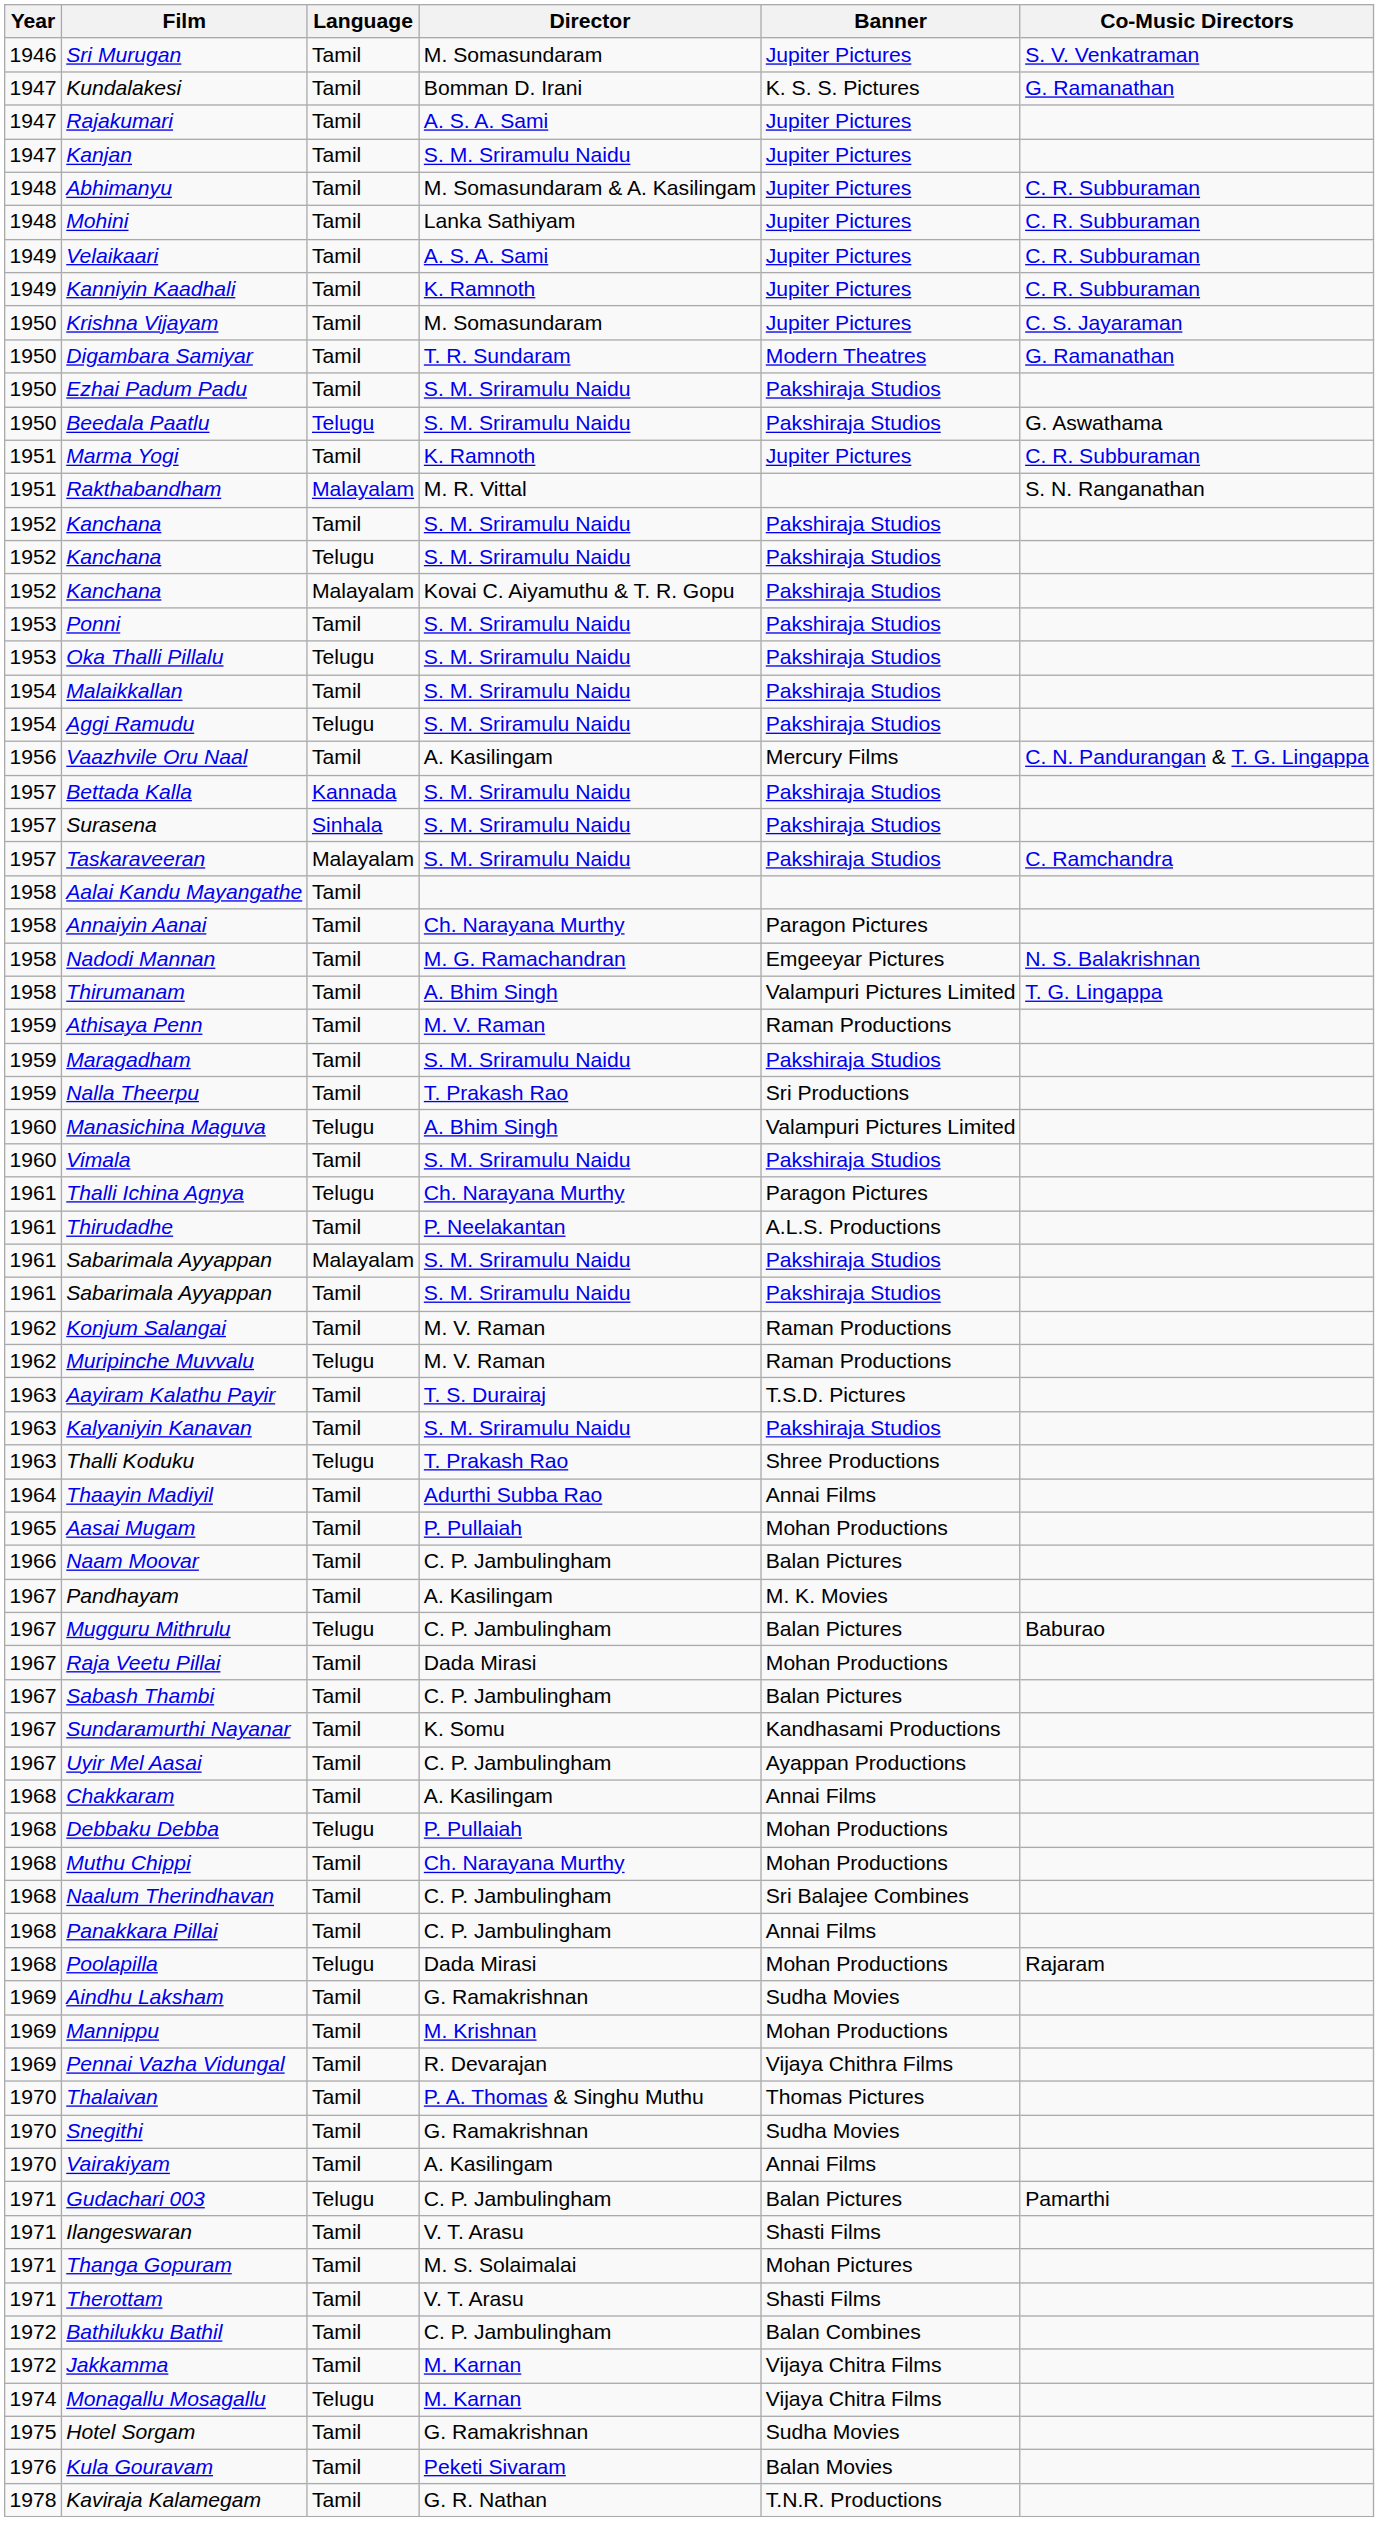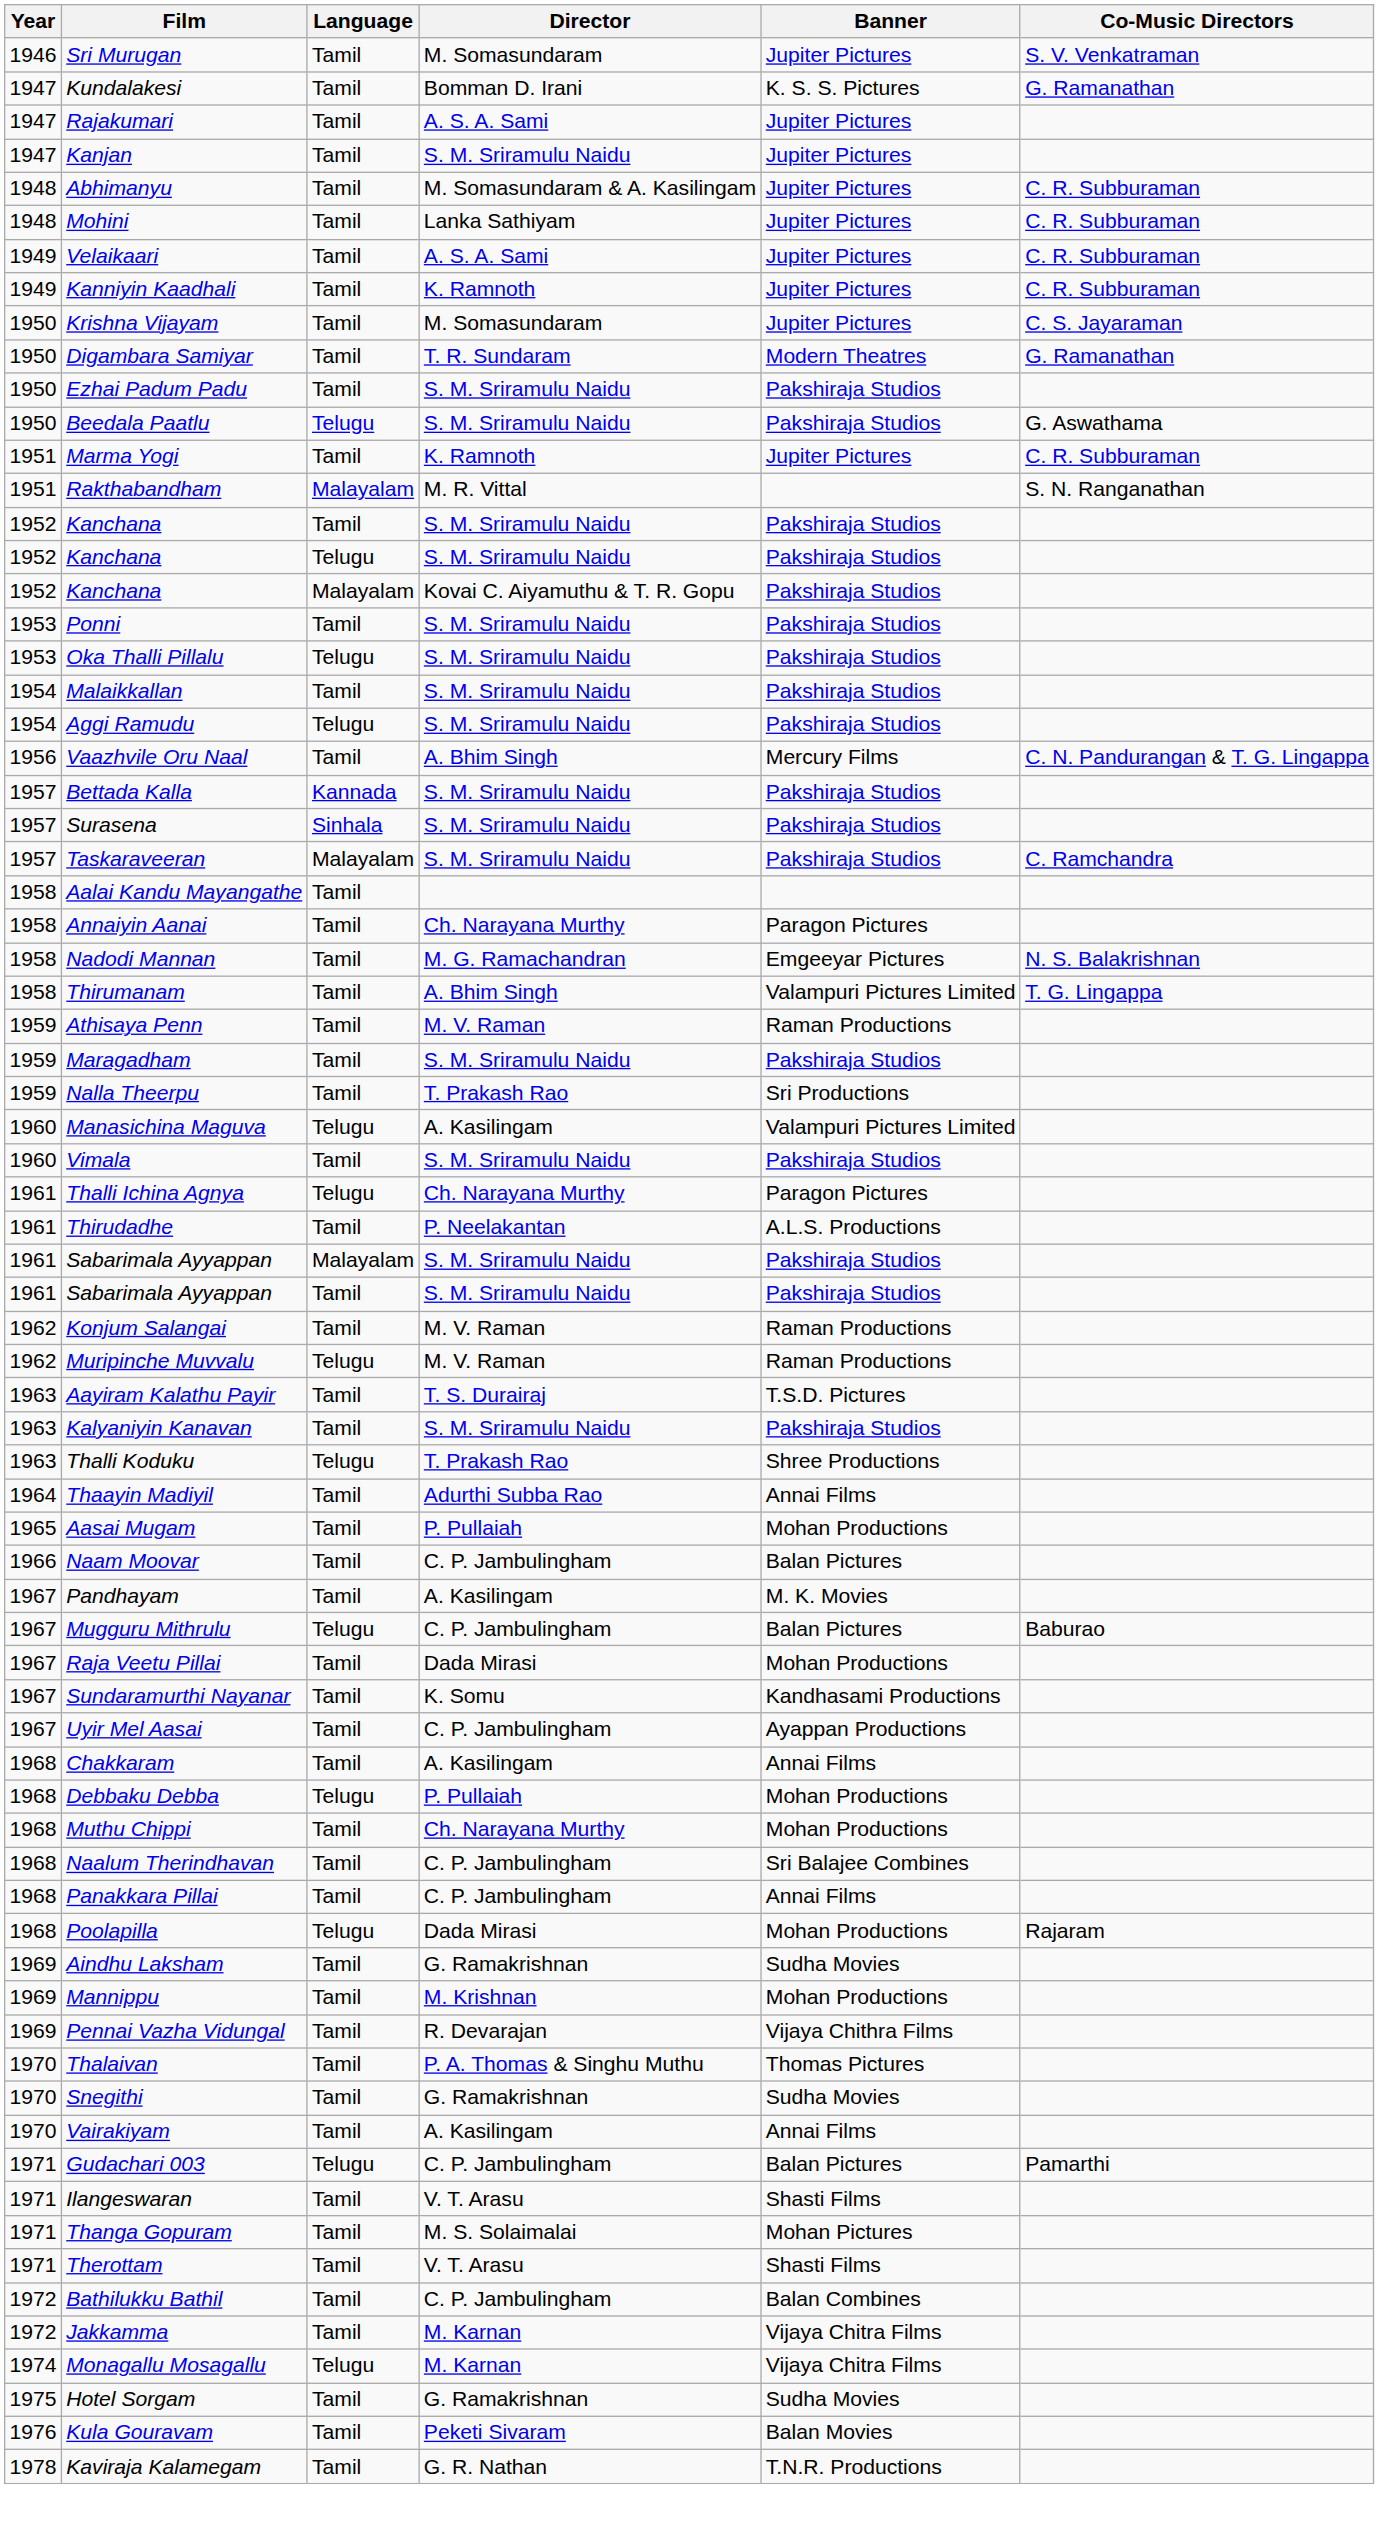(488, 758) A. Kasilingam -> (491, 758) A. Bhim Singh
(491, 1126) A. Bhim Singh -> (488, 1126) A. Kasilingam
- row: (140, 1695)
